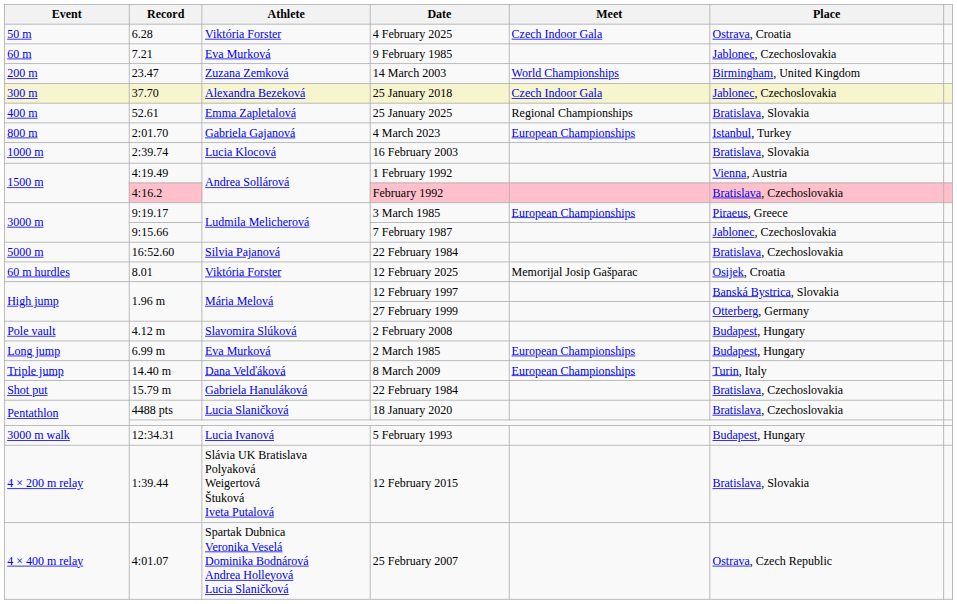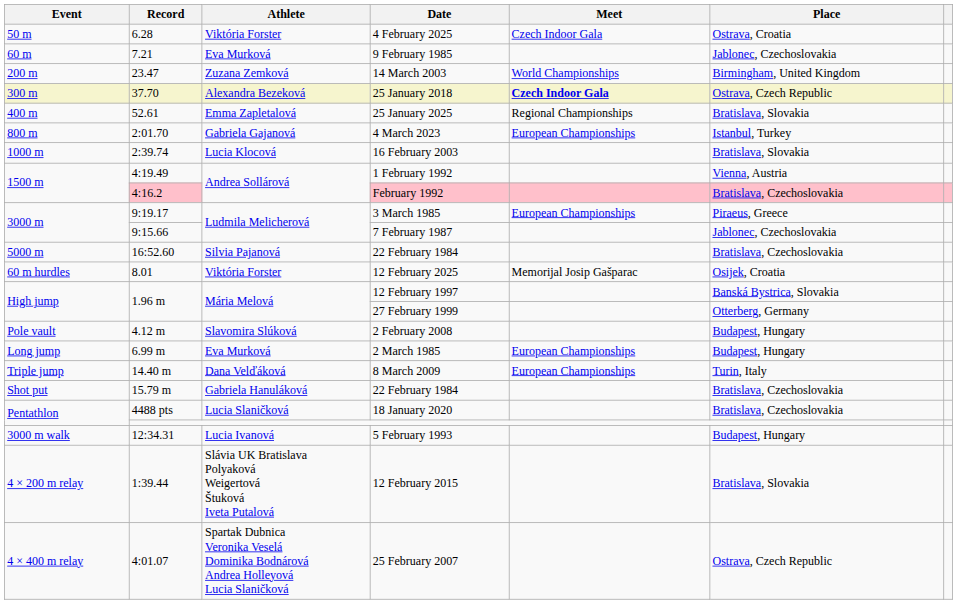(557, 93) normal -> (560, 93) bold
(774, 93) Jablonec, Czechoslovakia -> (772, 93) Ostrava, Czech Republic
